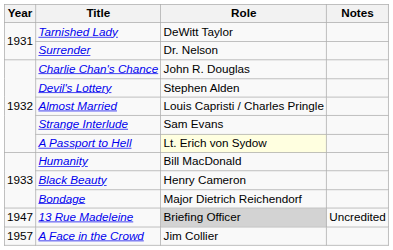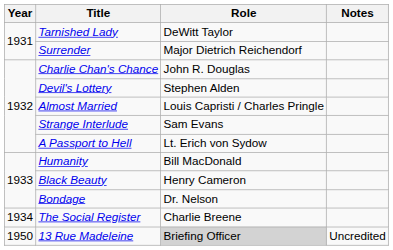(191, 50) Dr. Nelson -> (233, 50) Major Dietrich Reichendorf
(215, 143) lightyellow background -> (215, 143) no background
(233, 198) Major Dietrich Reichendorf -> (191, 198) Dr. Nelson
+ row: (89, 217)
(20, 217) 1947 -> (20, 236) 1950
- row: (91, 236)
